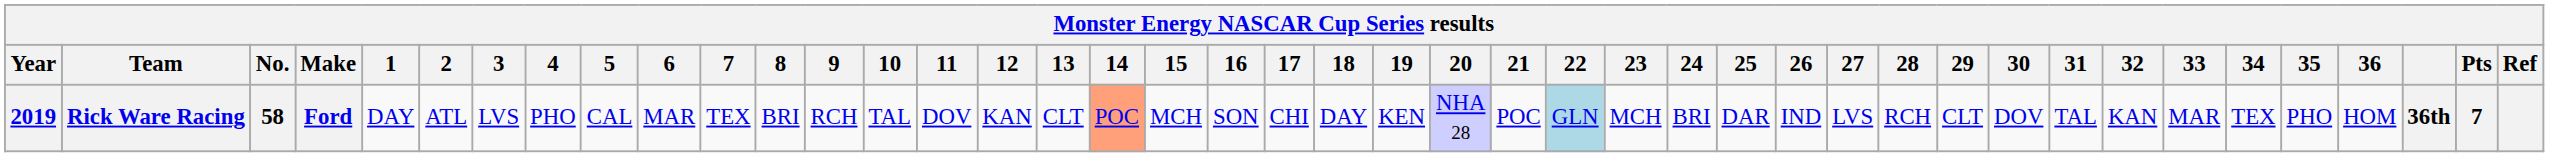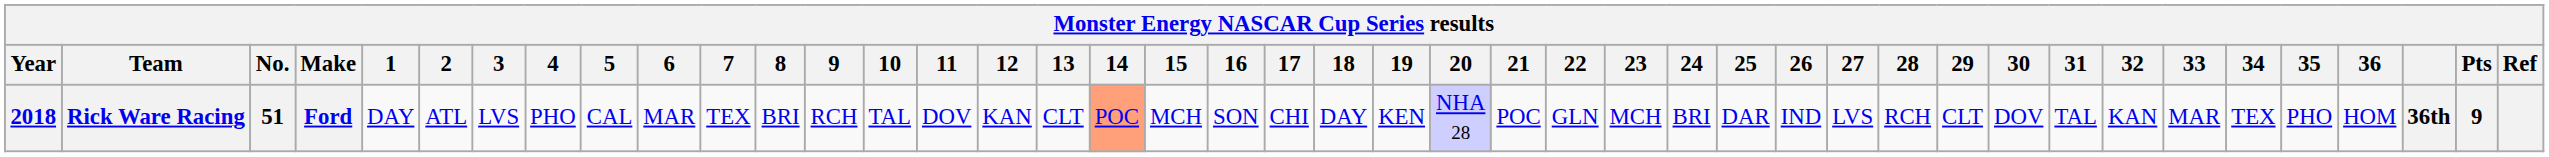(33, 117) 2019 -> (33, 117) 2018
(273, 117) 58 -> (273, 117) 51
(1575, 117) lightblue background -> (1575, 117) no background
(2477, 117) 7 -> (2477, 117) 9
